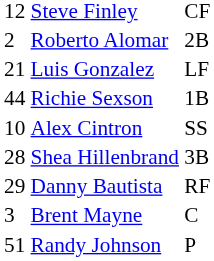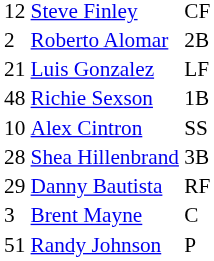(15, 98) 44 -> (15, 98) 48
